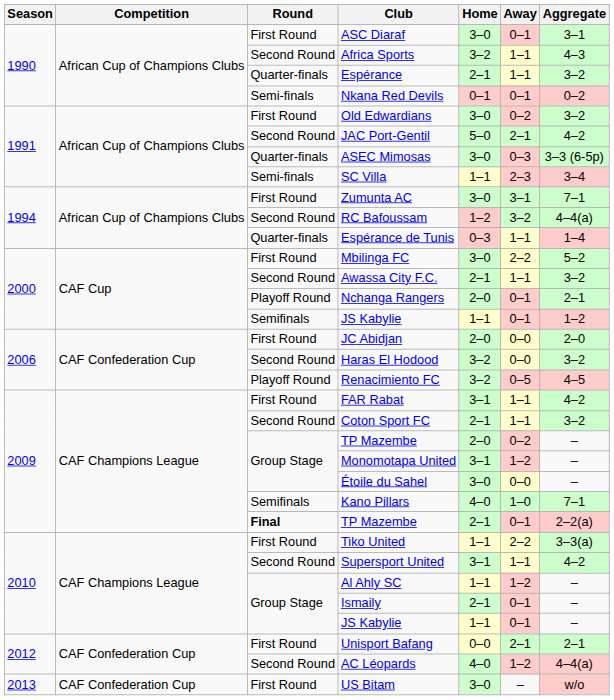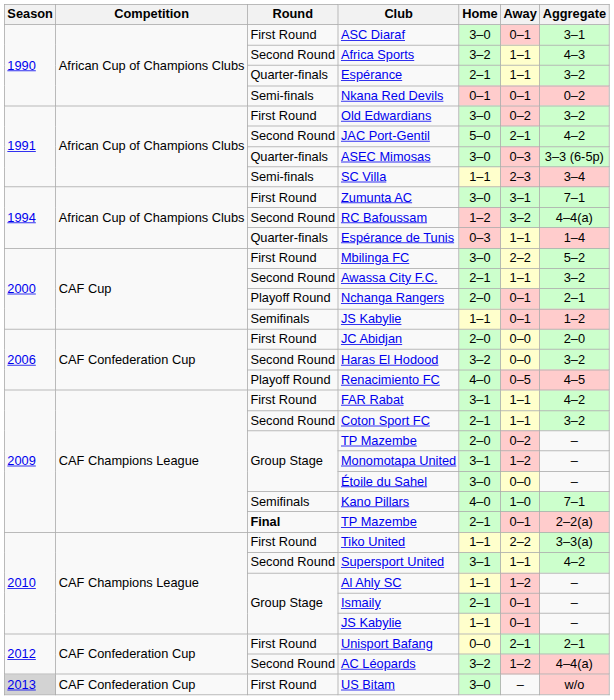(480, 380) 3–2 -> (480, 380) 4–0
(480, 664) 4–0 -> (480, 664) 3–2
(22, 684) no background -> (22, 684) lightgrey background
